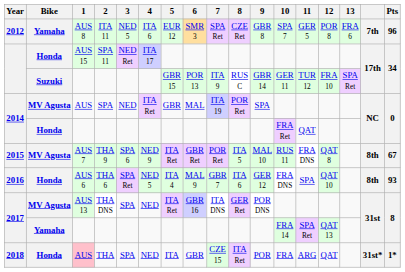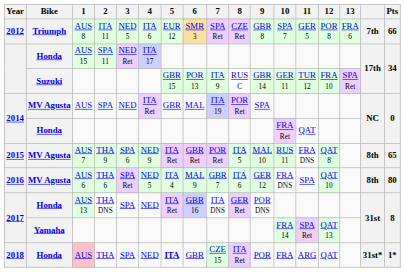(49, 31) Yamaha -> (49, 31) Triumph
(392, 31) 96 -> (392, 31) 66
(392, 156) 67 -> (392, 156) 65
(49, 180) Honda -> (49, 180) MV Agusta
(392, 180) 93 -> (392, 180) 80
(49, 205) MV Agusta -> (49, 205) Honda
(172, 255) normal -> (172, 255) bold
